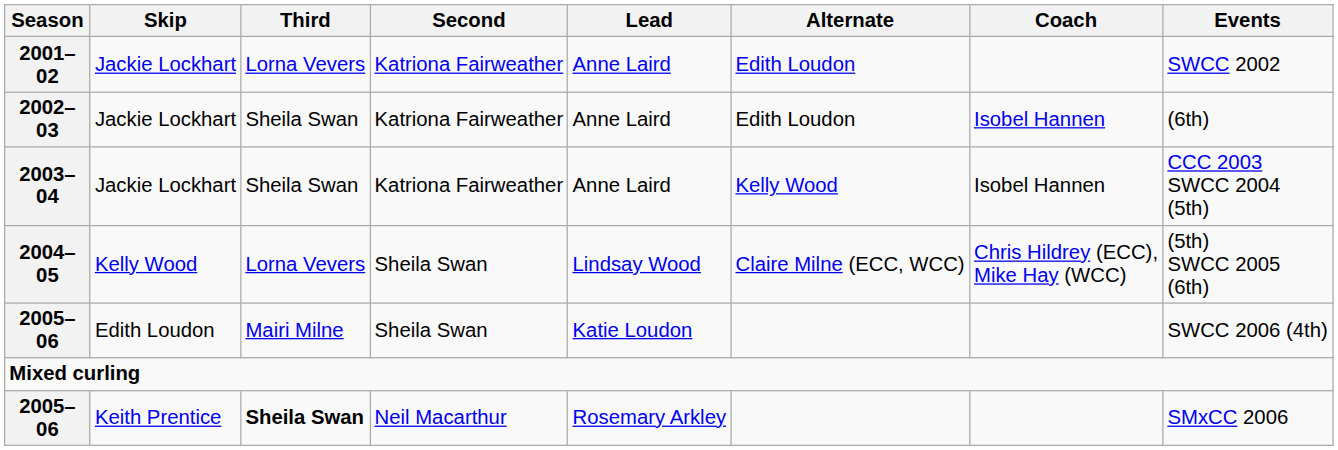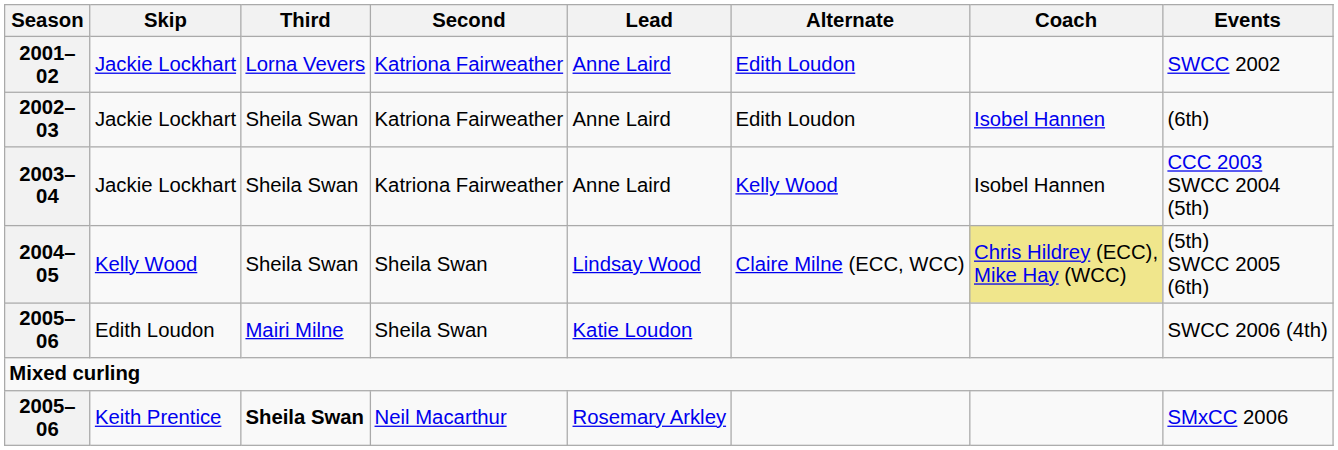(305, 263) Lorna Vevers -> (302, 263) Sheila Swan
(1066, 263) no background -> (1066, 263) khaki background
